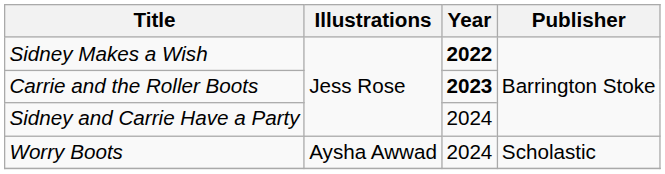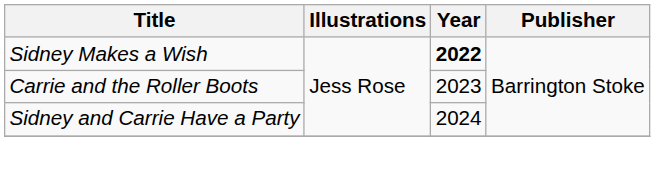(469, 86) bold -> (459, 86) normal
- row: (66, 151)
